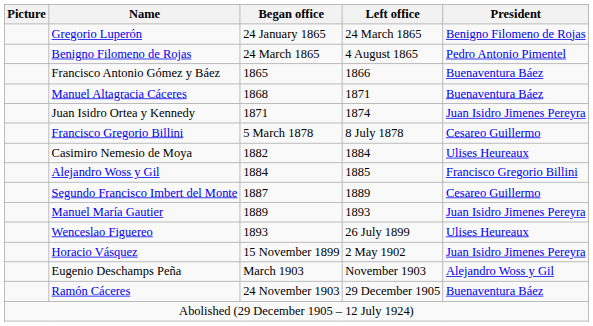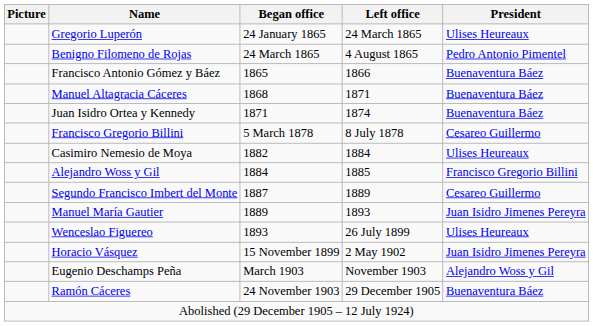(516, 34) Benigno Filomeno de Rojas -> (487, 34) Ulises Heureaux
(516, 113) Juan Isidro Jimenes Pereyra -> (495, 113) Buenaventura Báez
